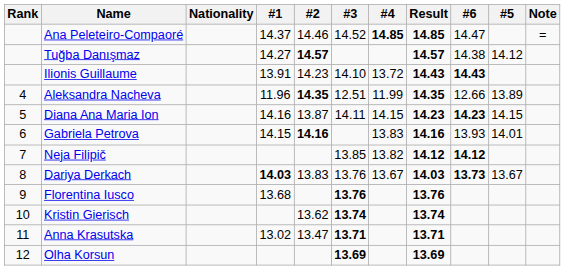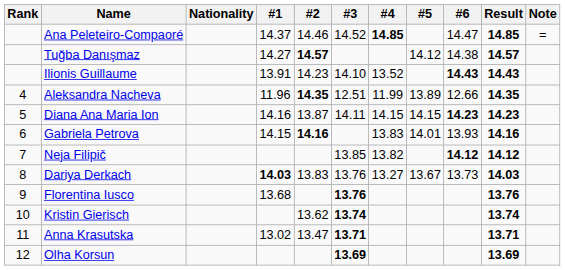columns swapped: (507, 14) <-> (429, 14)
(388, 74) 13.72 -> (388, 74) 13.52
(388, 174) 13.67 -> (388, 174) 13.27
(470, 174) bold -> (463, 174) normal
